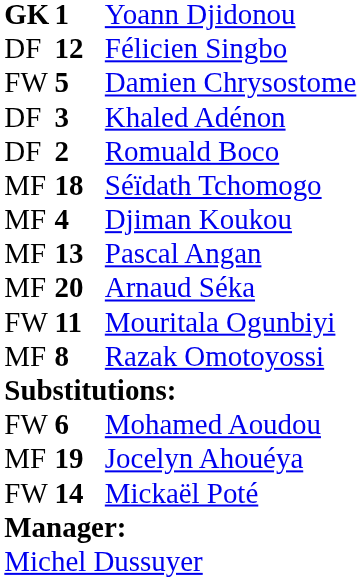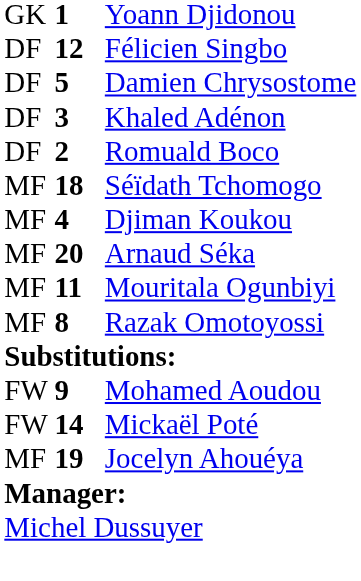(27, 14) bold -> (25, 14) normal
(26, 82) FW -> (23, 82) DF
- row: (183, 253)
(26, 322) FW -> (25, 287) MF
(62, 424) 6 -> (62, 390) 9
rows swapped: (182, 492) <-> (204, 458)
